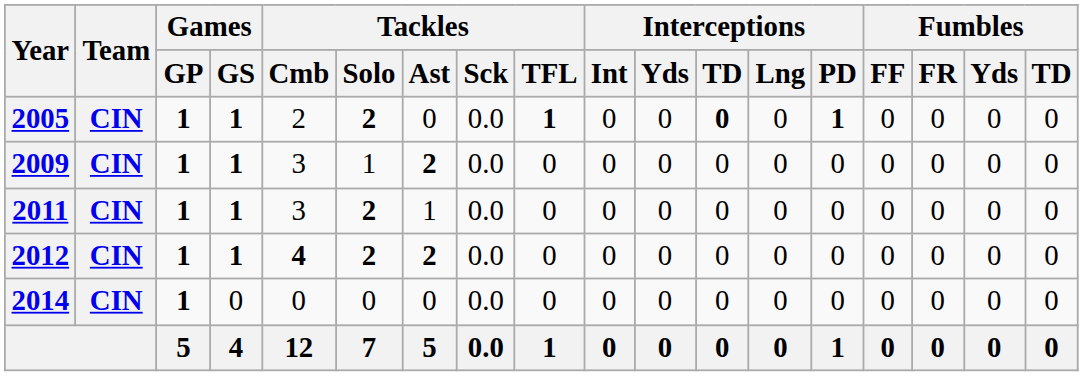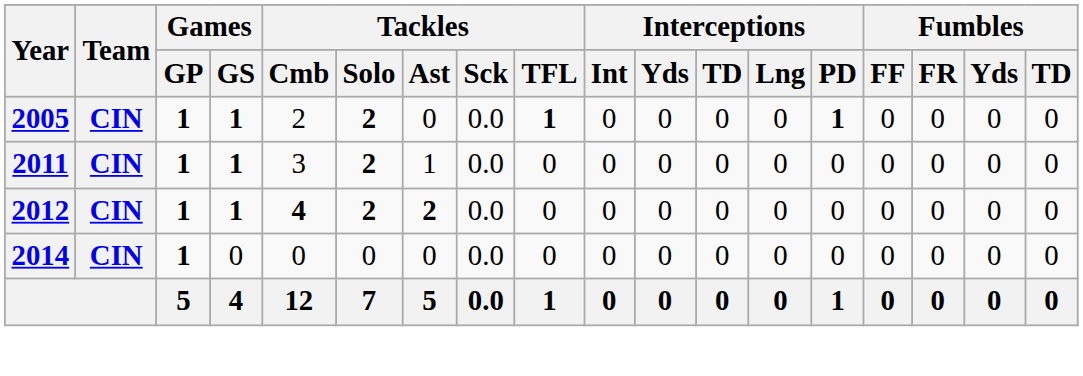(722, 118) bold -> (722, 118) normal
- row: (40, 164)
